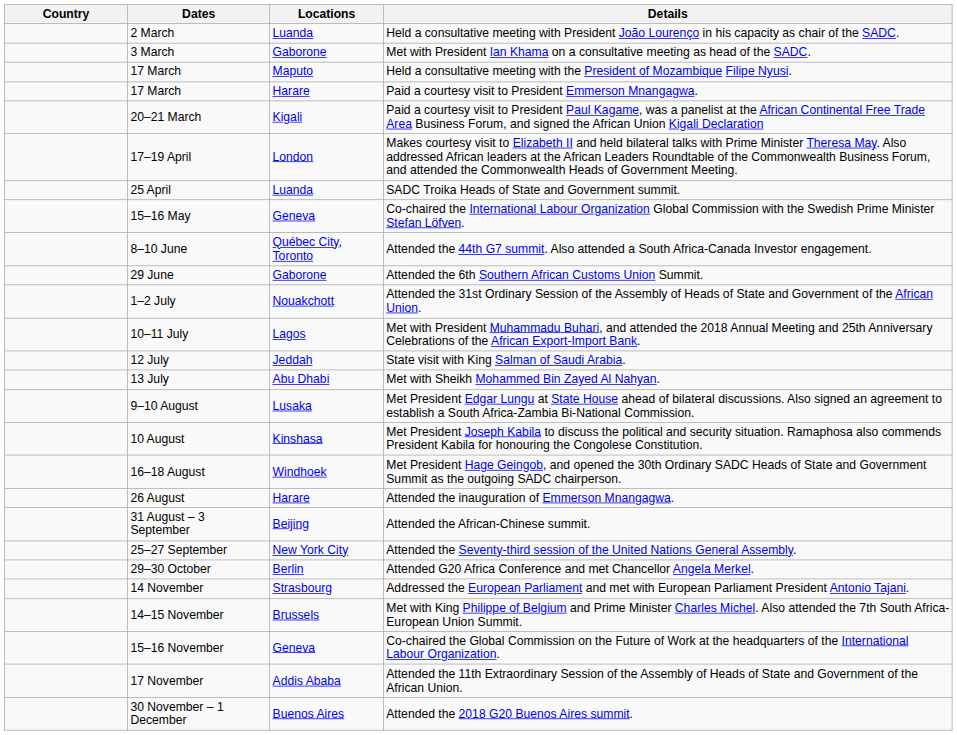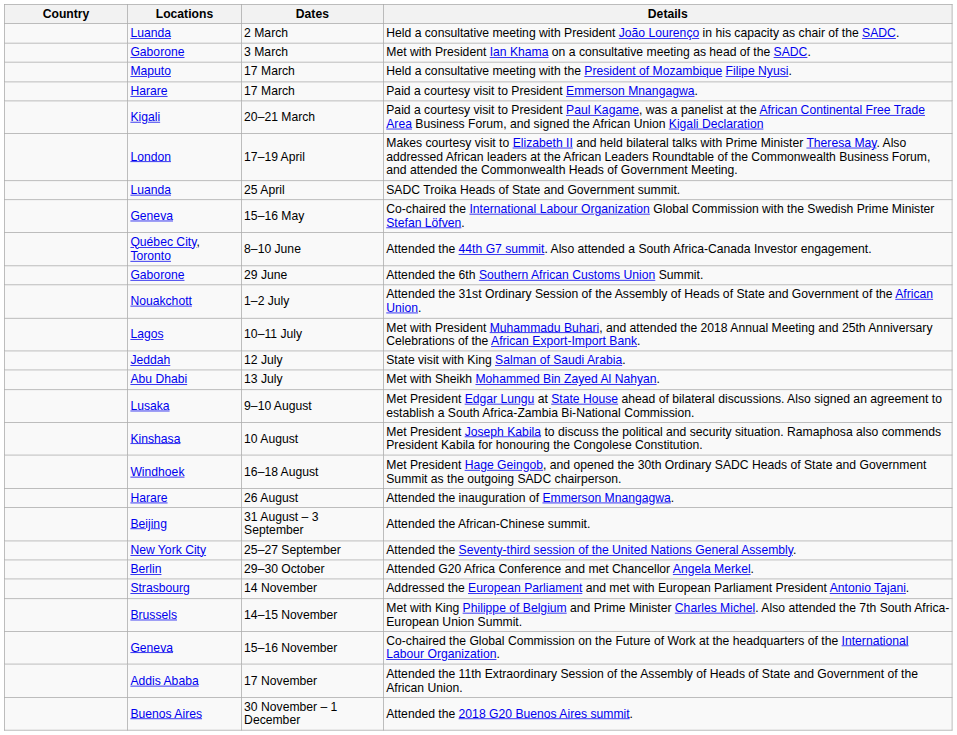columns swapped: (327, 14) <-> (199, 14)
